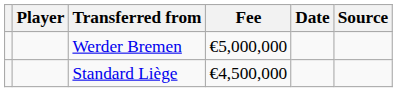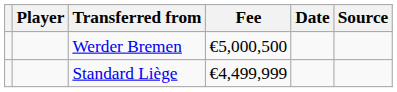(248, 45) €5,000,000 -> (248, 45) €5,000,500
(248, 73) €4,500,000 -> (248, 73) €4,499,999
